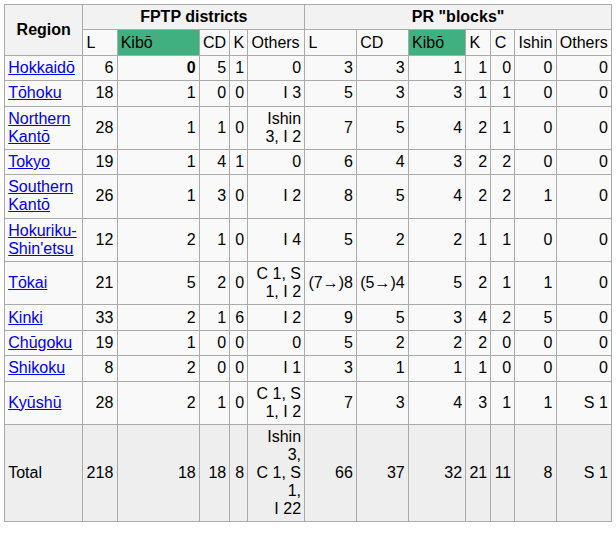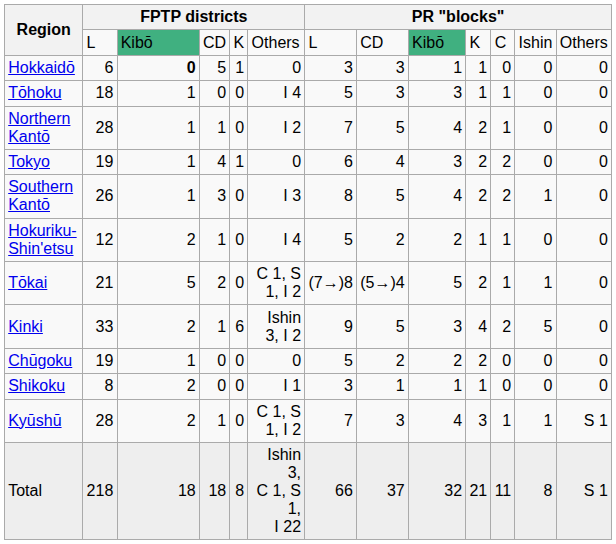(292, 93) I 3 -> (292, 93) I 4
(283, 127) Ishin 3, I 2 -> (292, 127) I 2
(292, 196) I 2 -> (292, 196) I 3
(292, 317) I 2 -> (283, 326) Ishin 3, I 2
